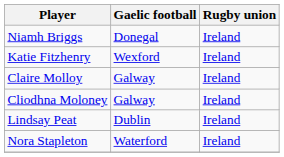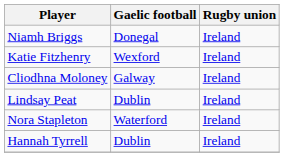- row: (45, 78)
+ row: (48, 141)
